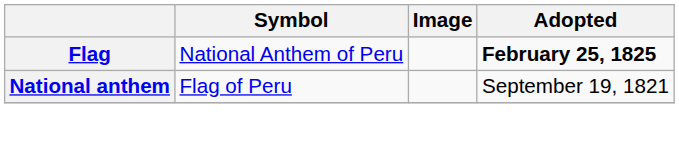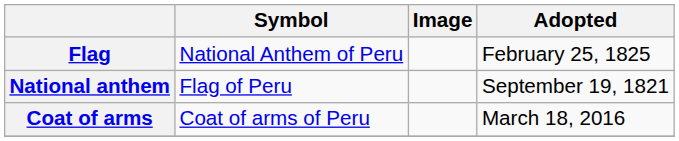(569, 53) bold -> (566, 53) normal
+ row: (90, 119)
